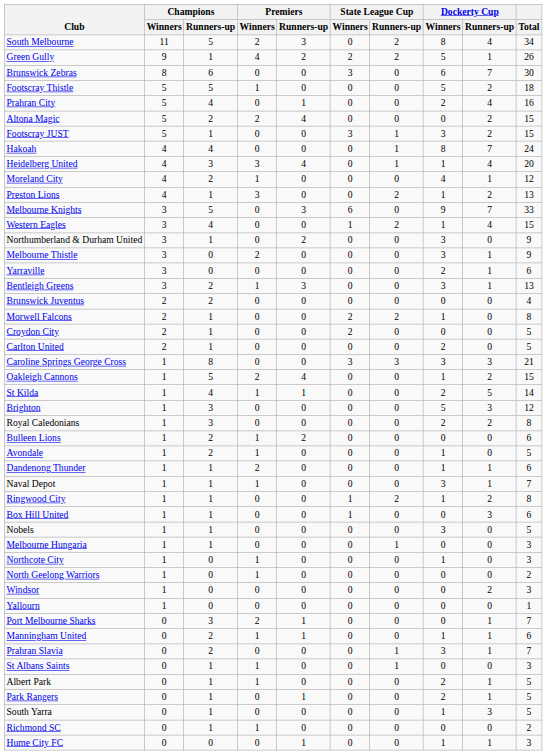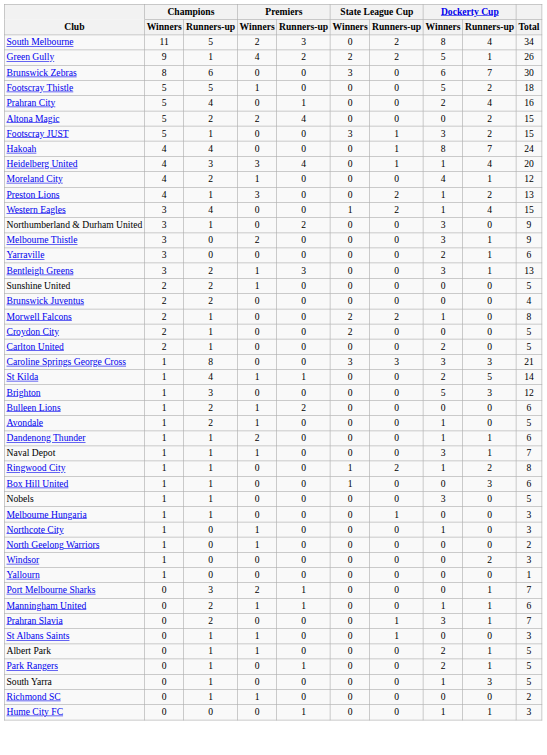- row: (44, 210)
+ row: (38, 286)
- row: (42, 377)
- row: (43, 423)
